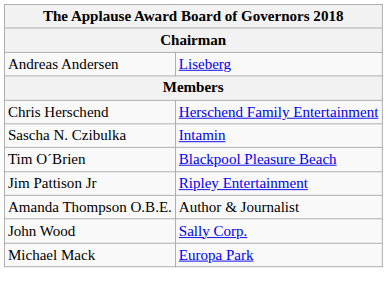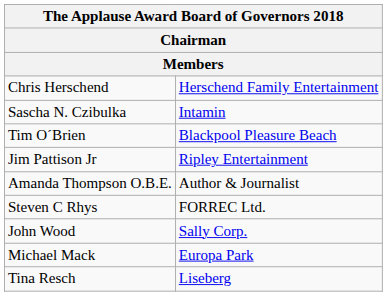- row: (63, 64)
+ row: (53, 207)
+ row: (42, 278)
